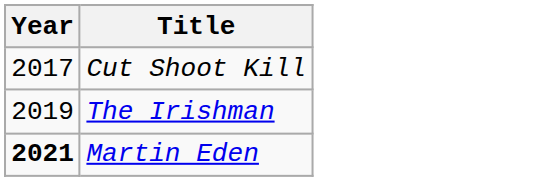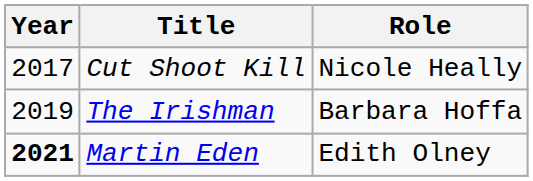+ column: (420, 26)
